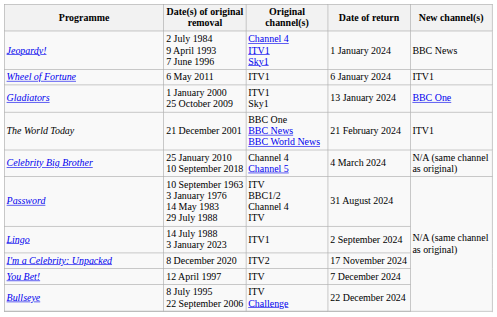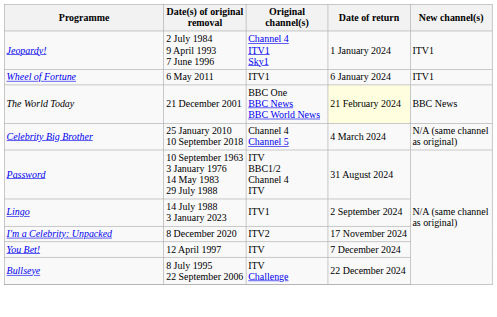(435, 50) BBC News -> (423, 50) ITV1
- row: (28, 98)
(366, 131) no background -> (366, 104) lightyellow background
(423, 131) ITV1 -> (435, 104) BBC News
